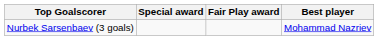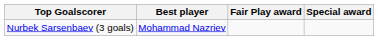columns swapped: (328, 12) <-> (171, 12)
